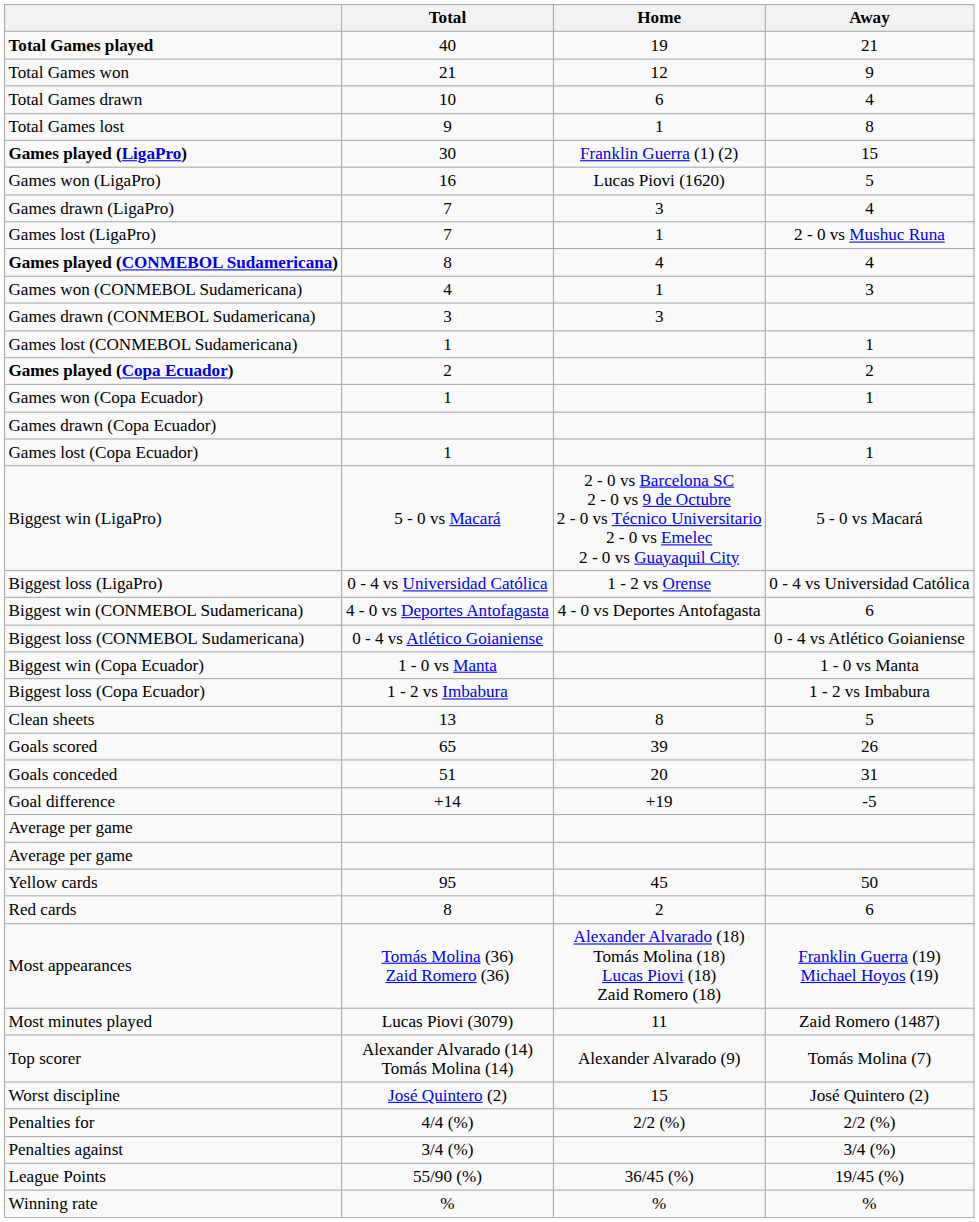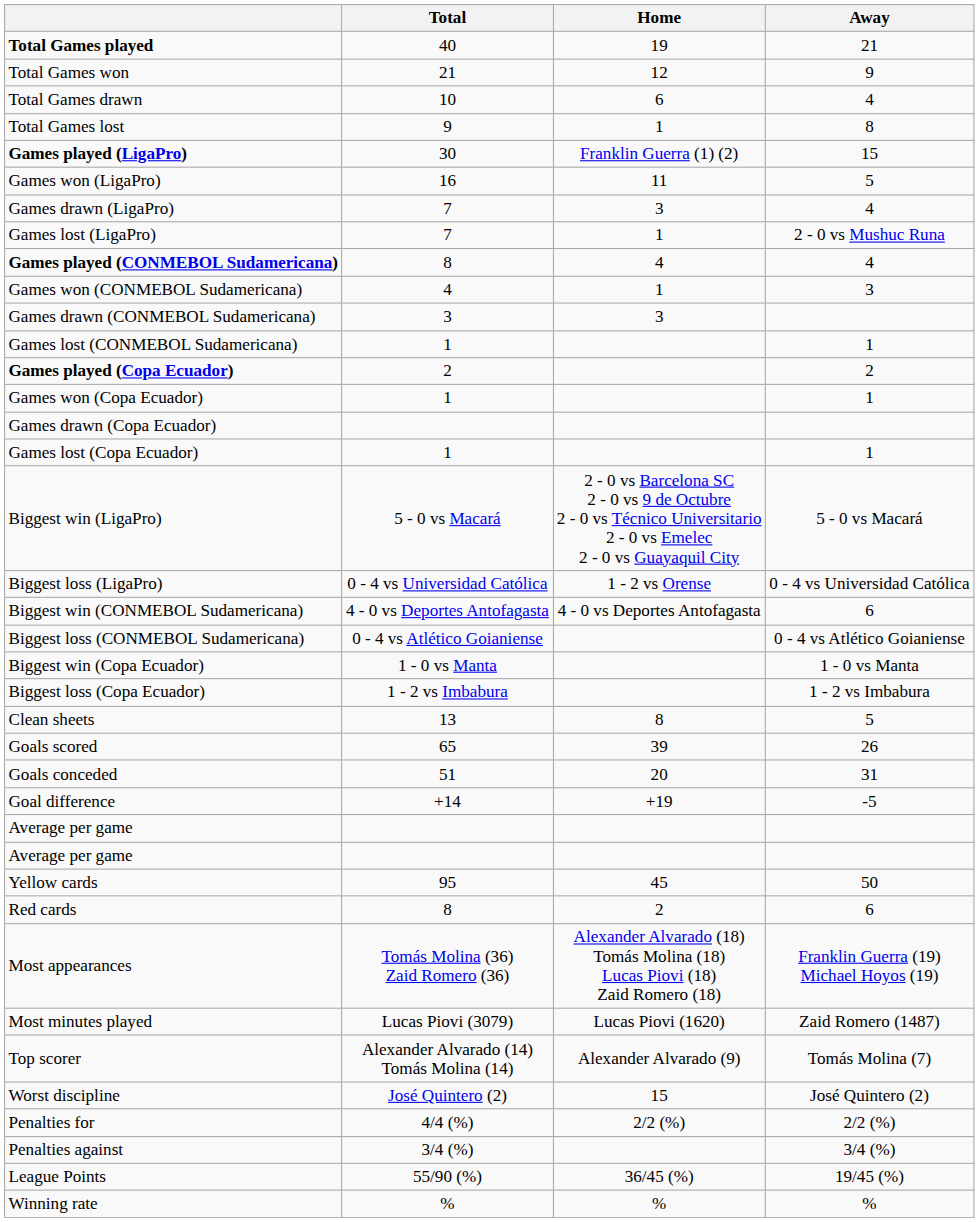(659, 180) Lucas Piovi (1620) -> (659, 180) 11
(659, 1021) 11 -> (659, 1021) Lucas Piovi (1620)
